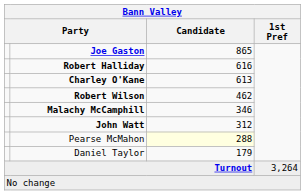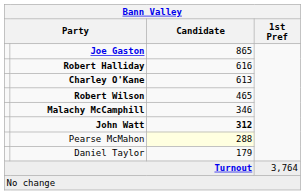(244, 95) 462 -> (244, 95) 465
(244, 124) normal -> (244, 124) bold
(284, 168) 3,264 -> (284, 168) 3,764
